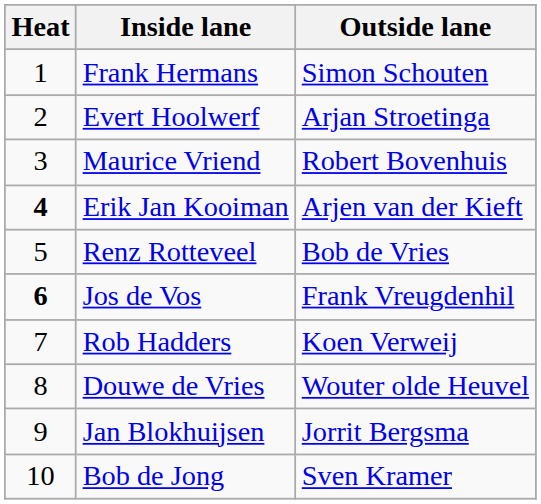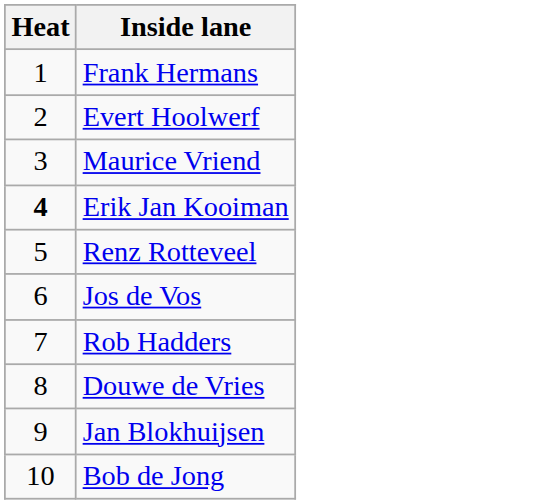- column: (415, 26)
(41, 296) bold -> (41, 296) normal
